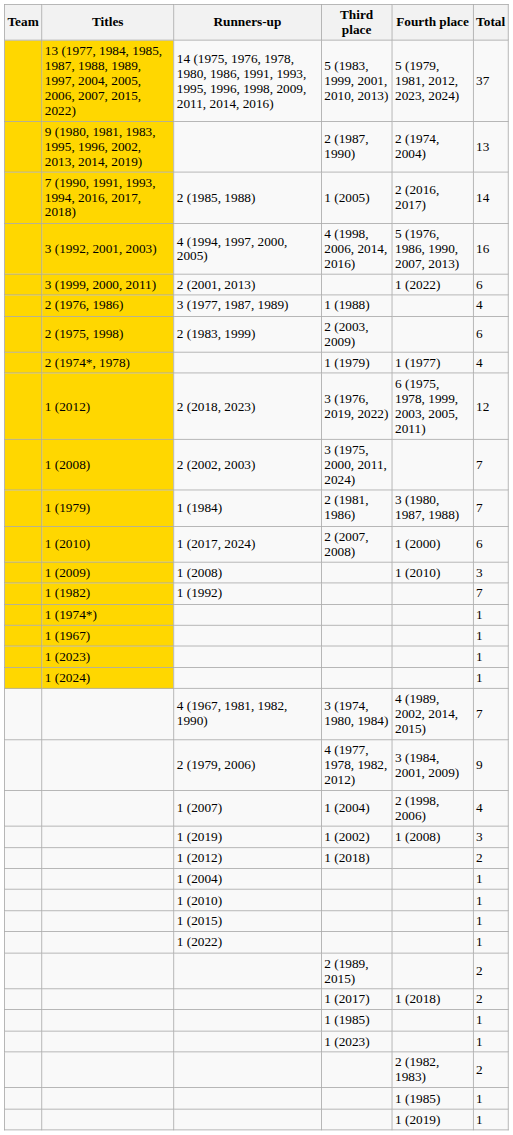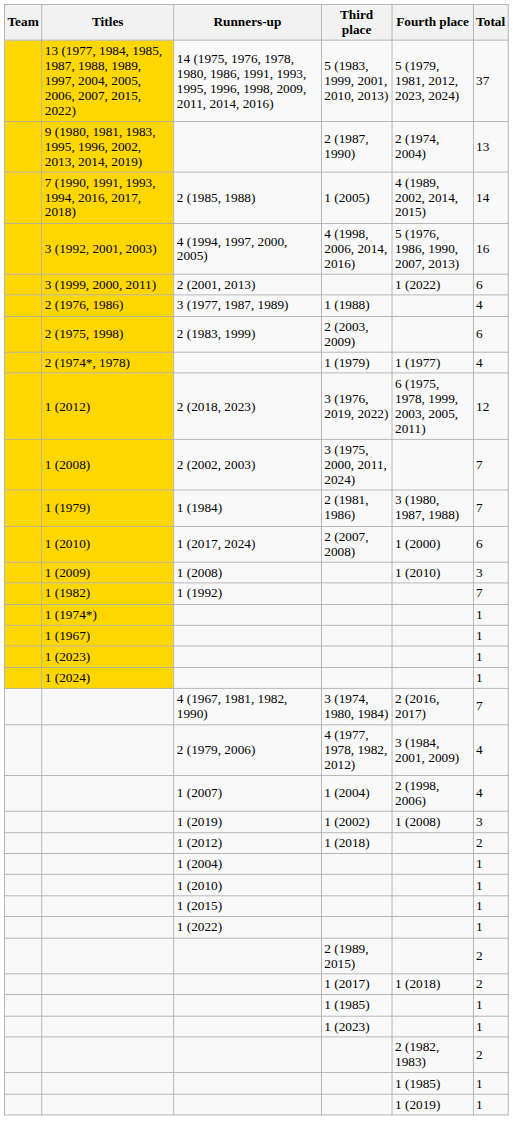(417, 197) 2 (2016, 2017) -> (427, 197) 4 (1989, 2002, 2014, 2015)
(427, 713) 4 (1989, 2002, 2014, 2015) -> (417, 706) 2 (2016, 2017)
(479, 764) 9 -> (479, 749) 4
